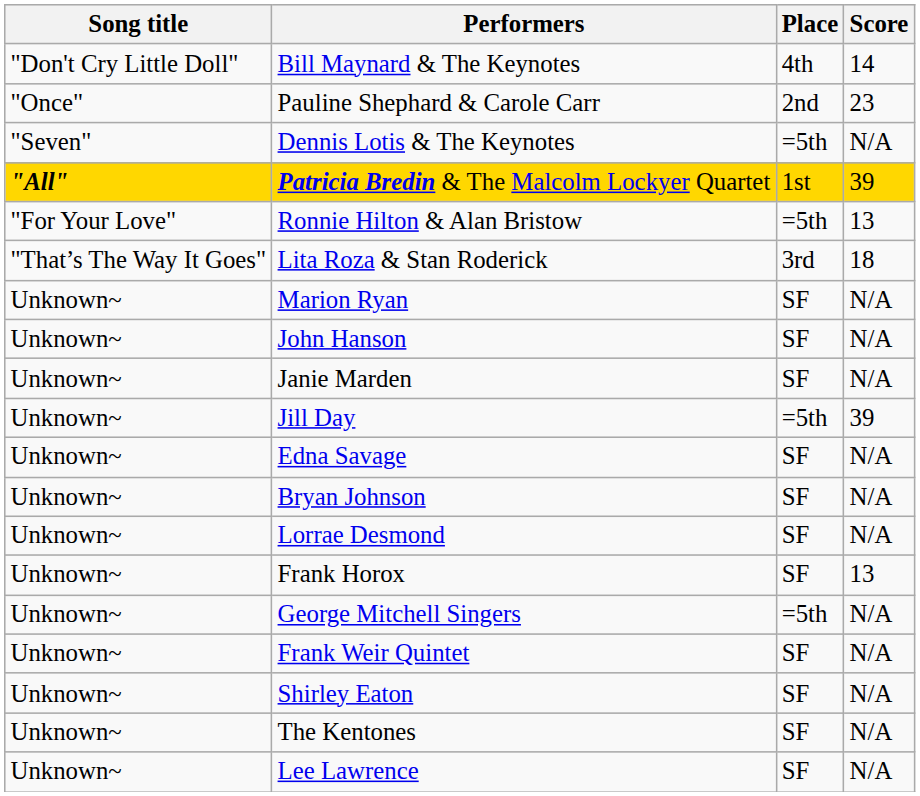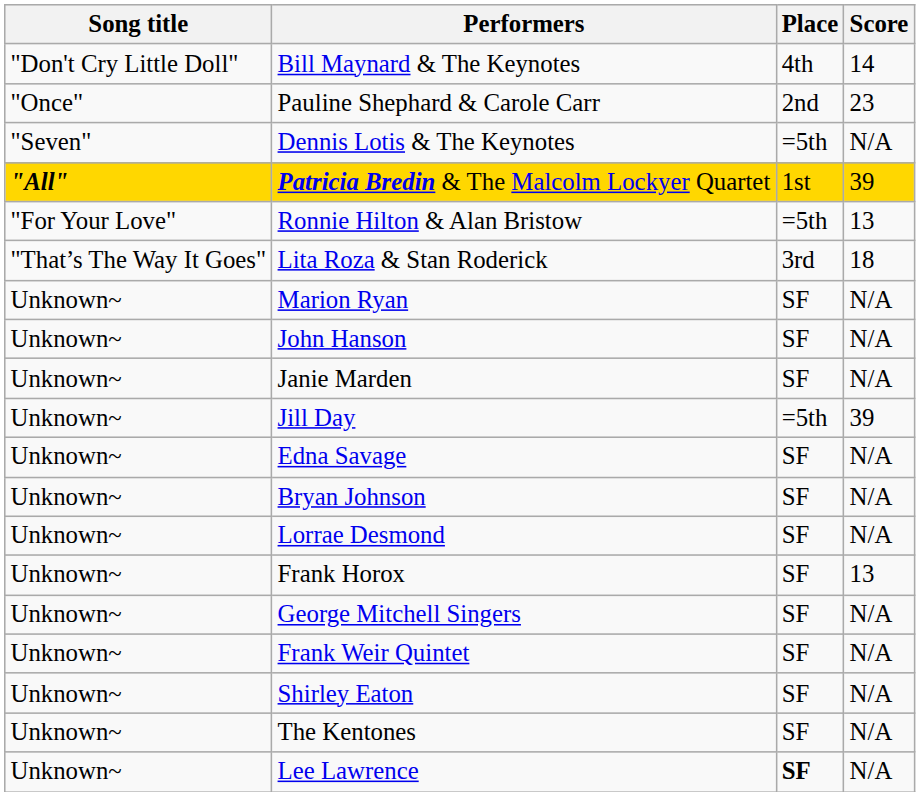(805, 614) =5th -> (796, 614) SF
(796, 771) normal -> (796, 771) bold
